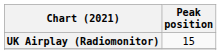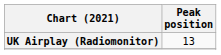(189, 41) 15 -> (189, 41) 13
